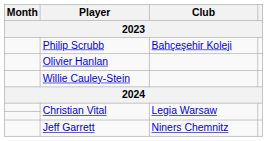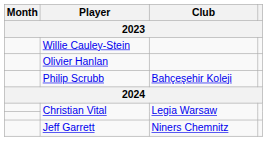rows swapped: (86, 78) <-> (73, 45)
